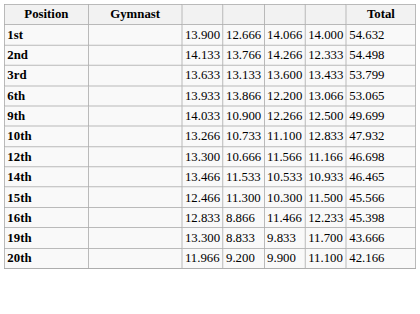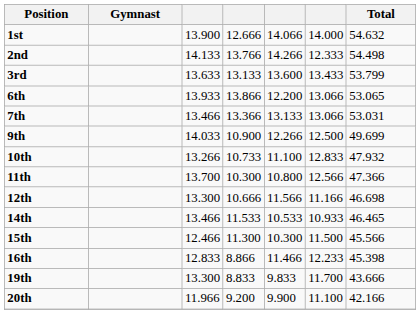+ row: (16, 116)
+ row: (19, 177)
